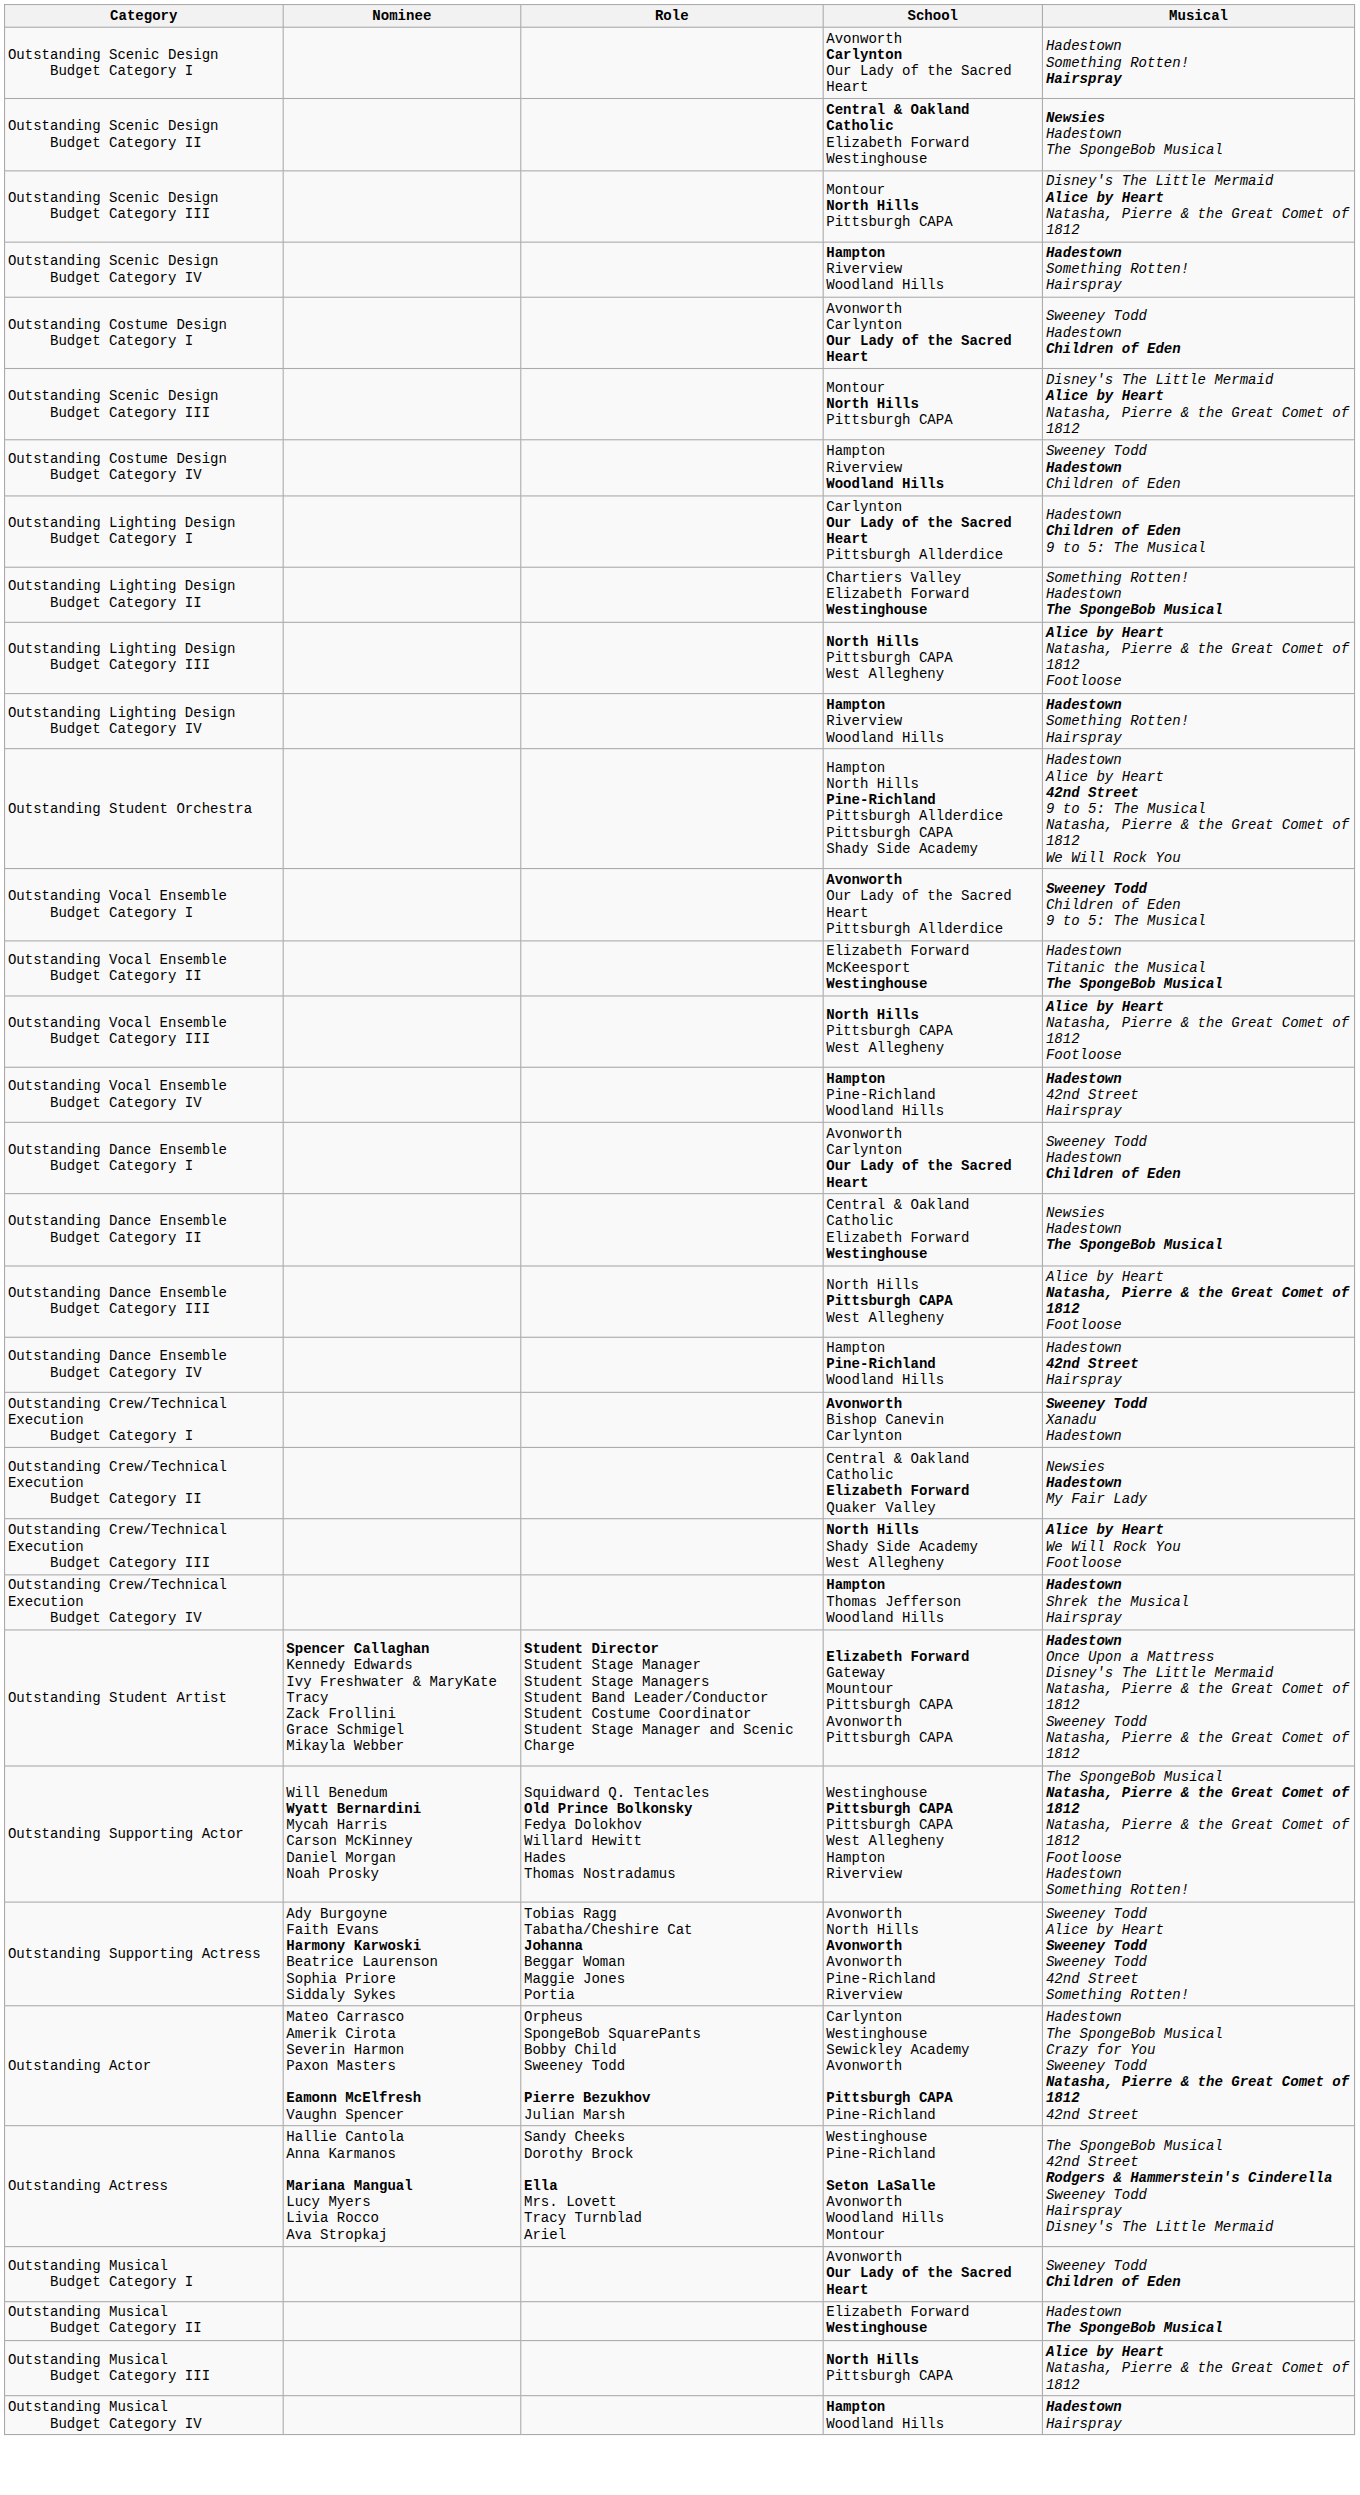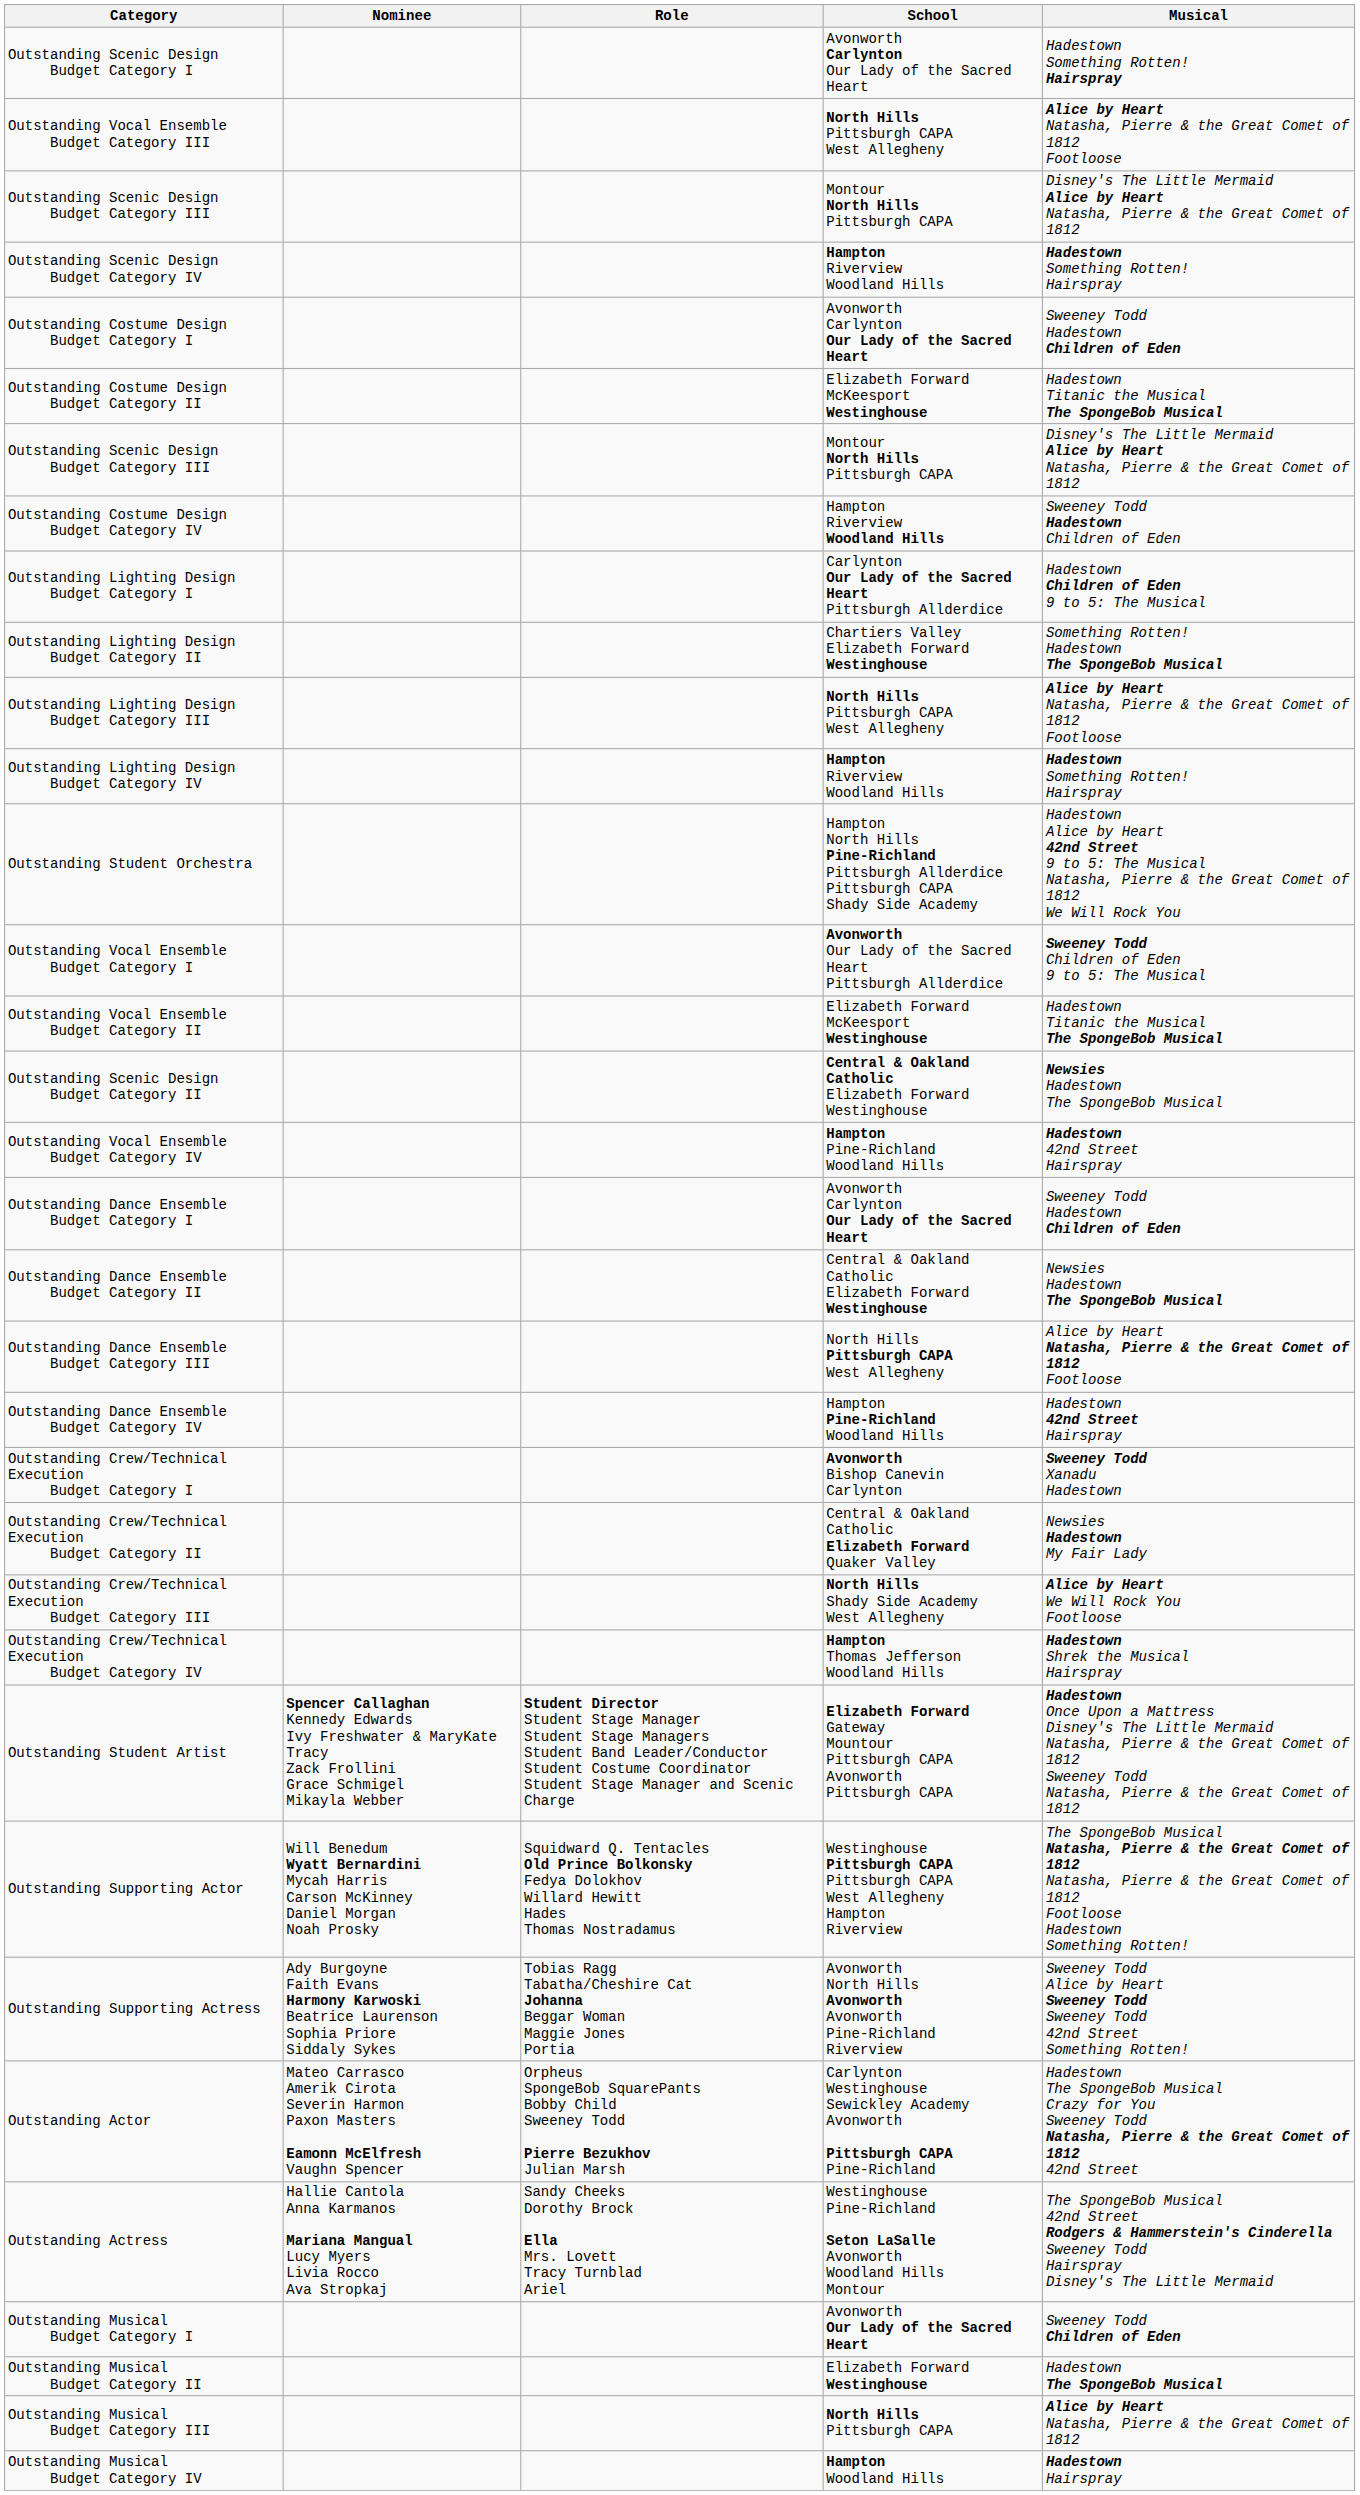rows swapped: (113, 135) <-> (117, 1032)
+ row: (117, 396)
